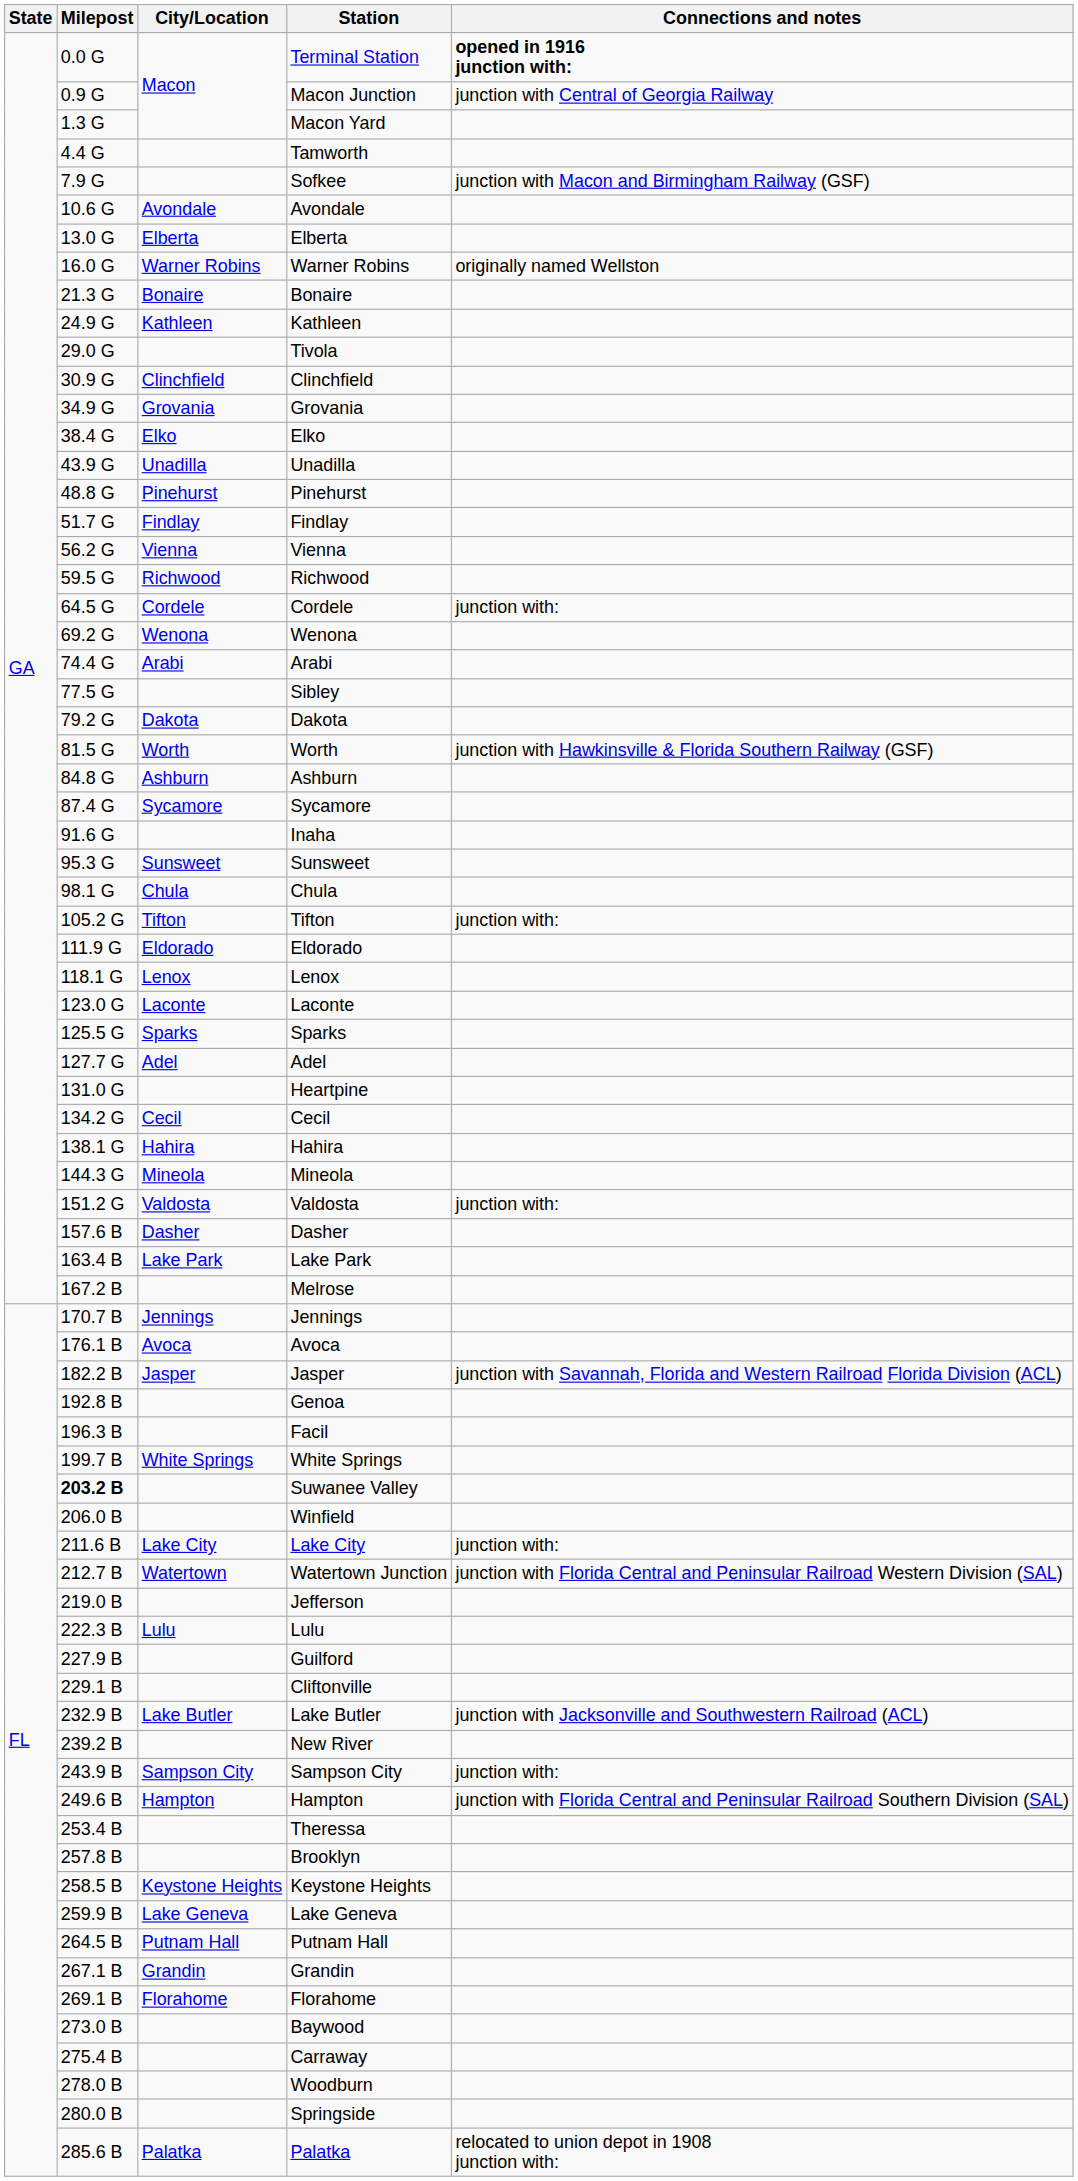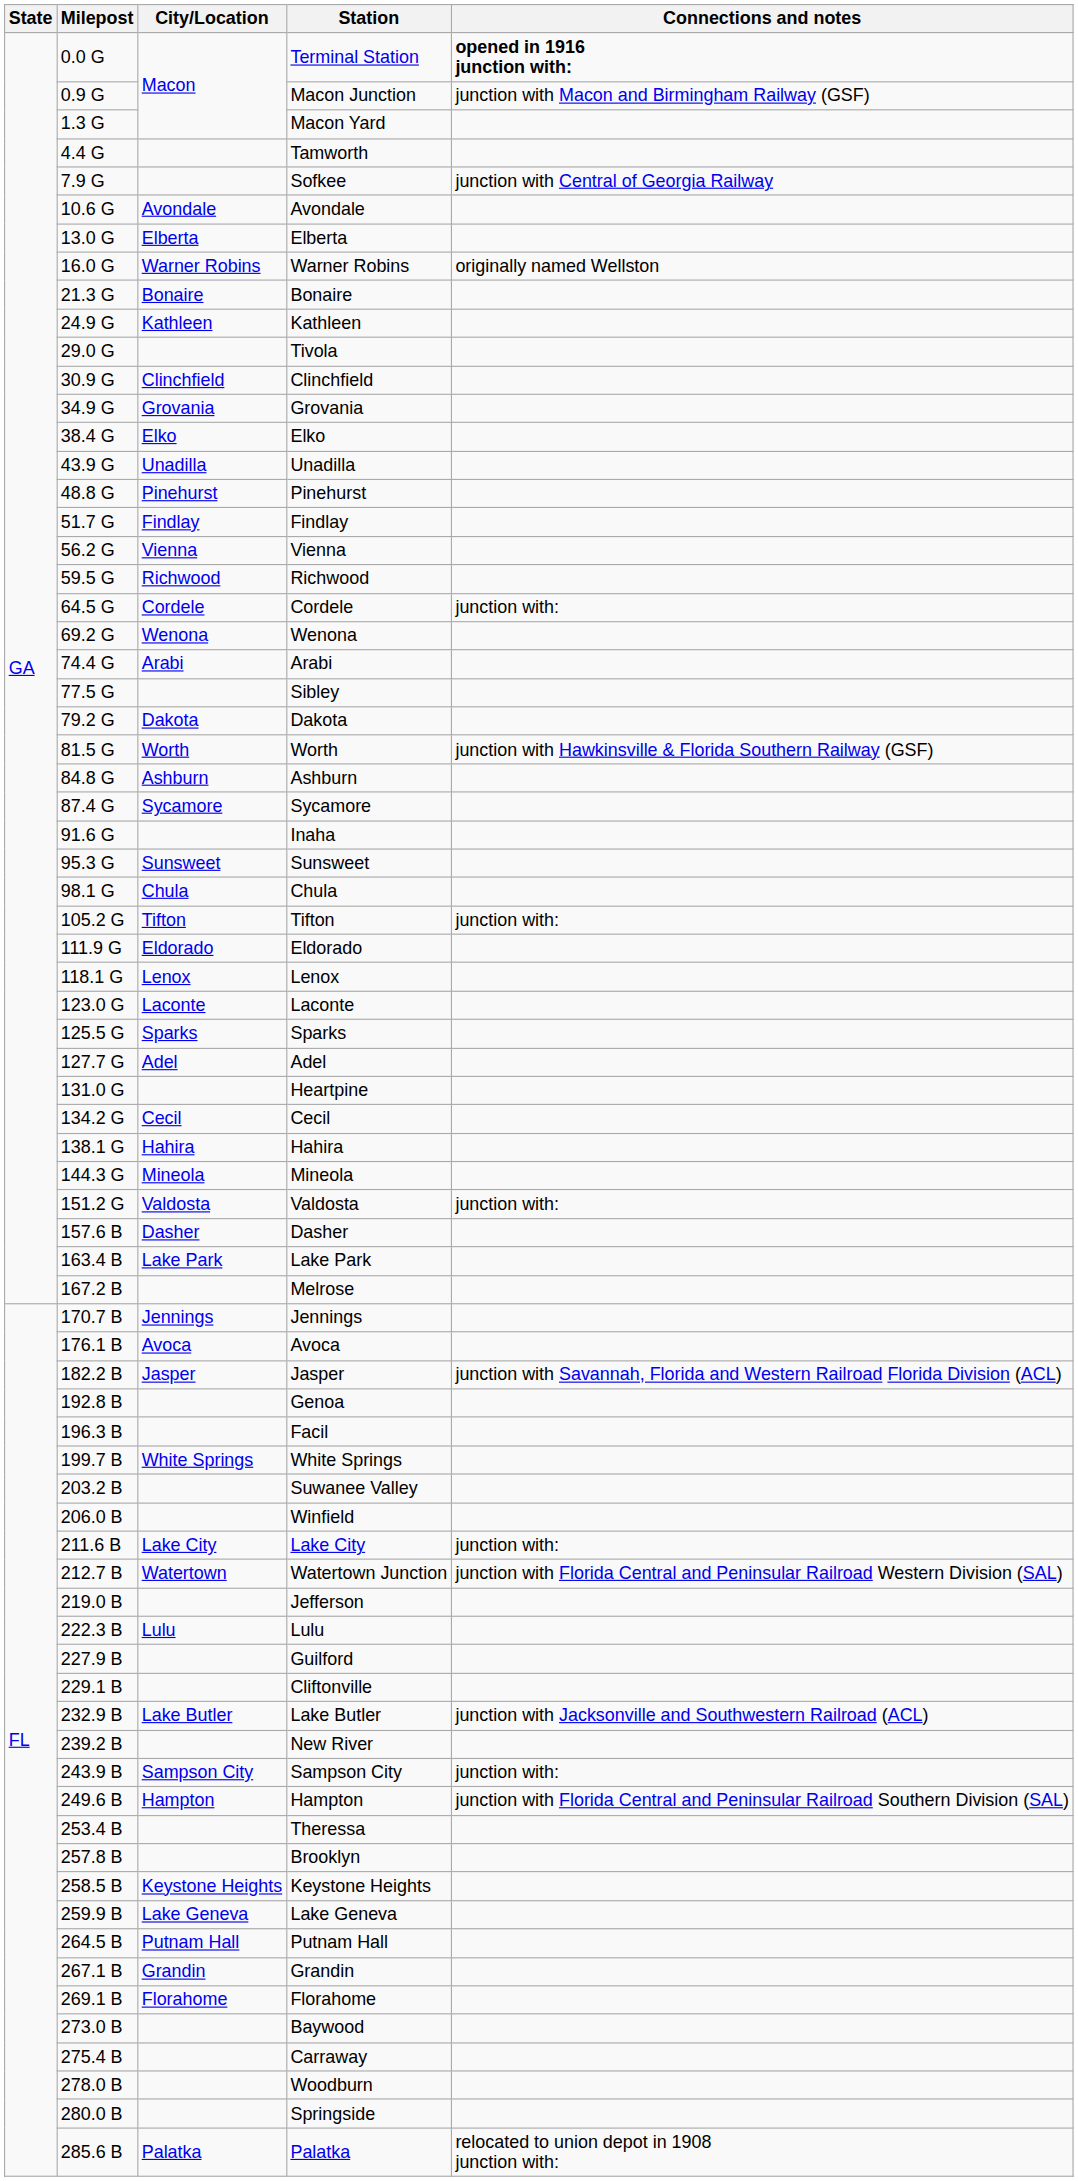(614, 95) junction with Central of Georgia Railway -> (663, 95) junction with Macon and Birmingham Railway (GSF)
(663, 180) junction with Macon and Birmingham Railway (GSF) -> (614, 180) junction with Central of Georgia Railway
(92, 1488) bold -> (92, 1488) normal
